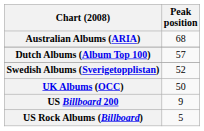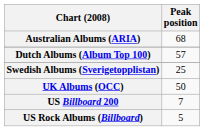(181, 70) 52 -> (181, 70) 25
(181, 102) 9 -> (181, 102) 7
